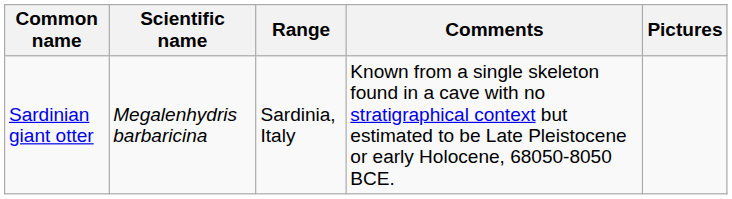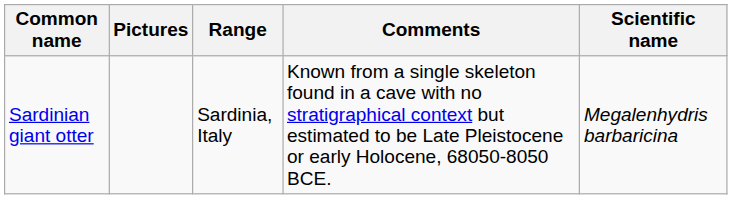columns swapped: (182, 30) <-> (685, 30)
